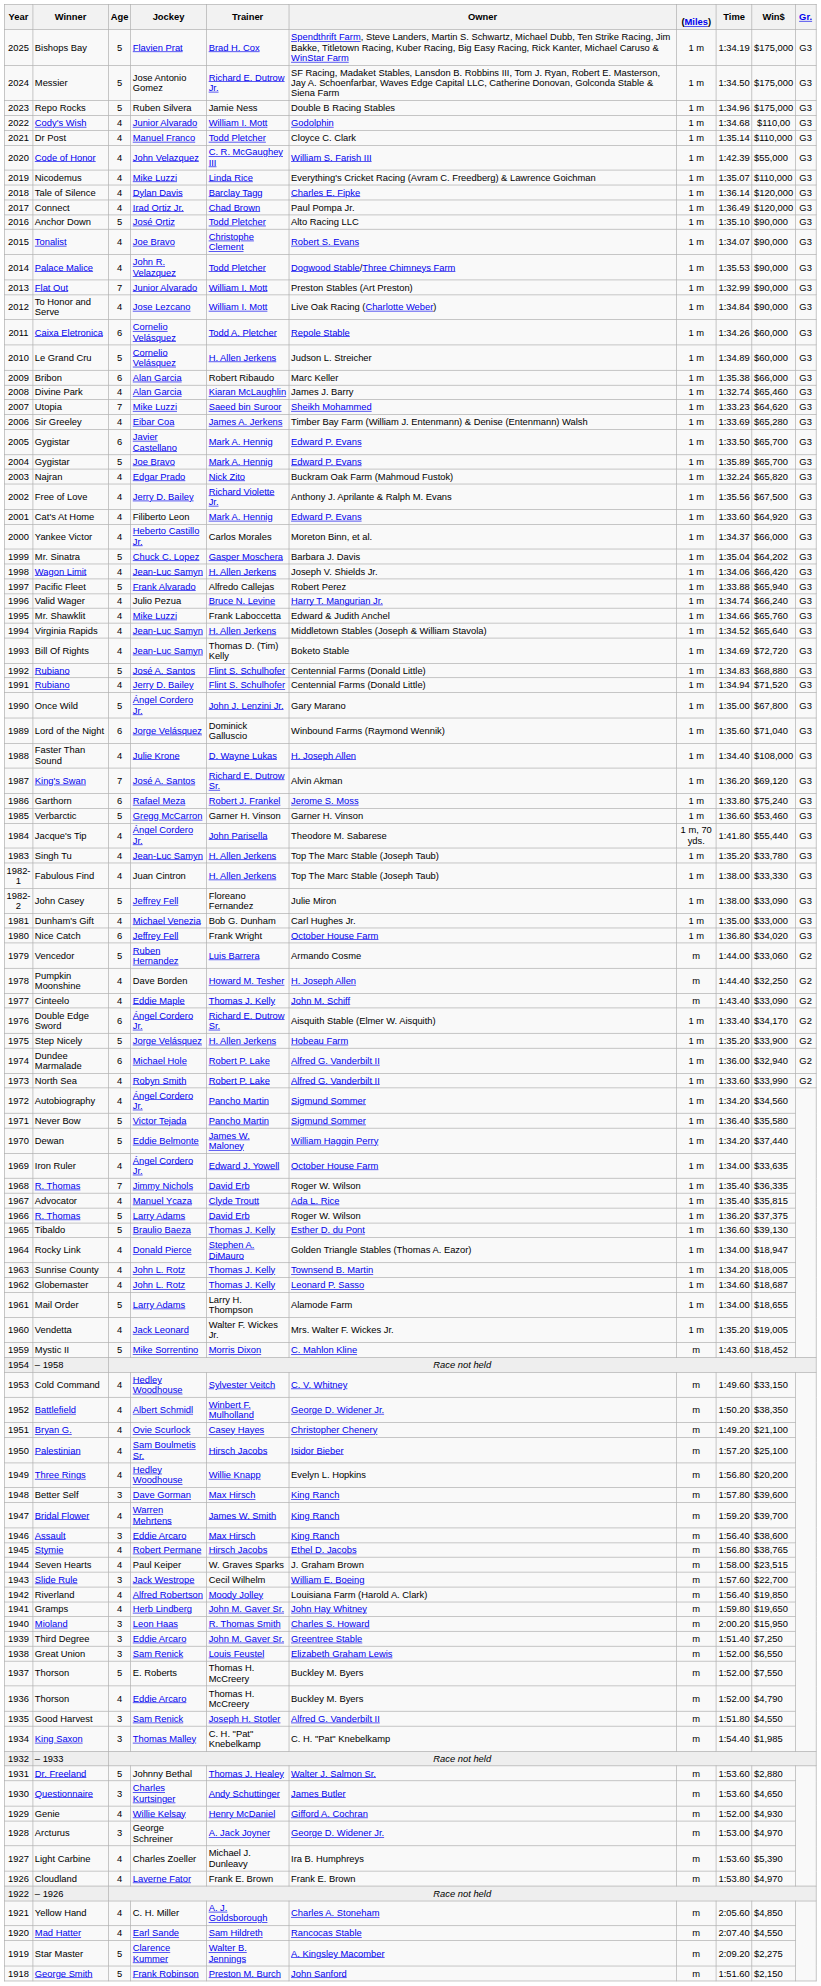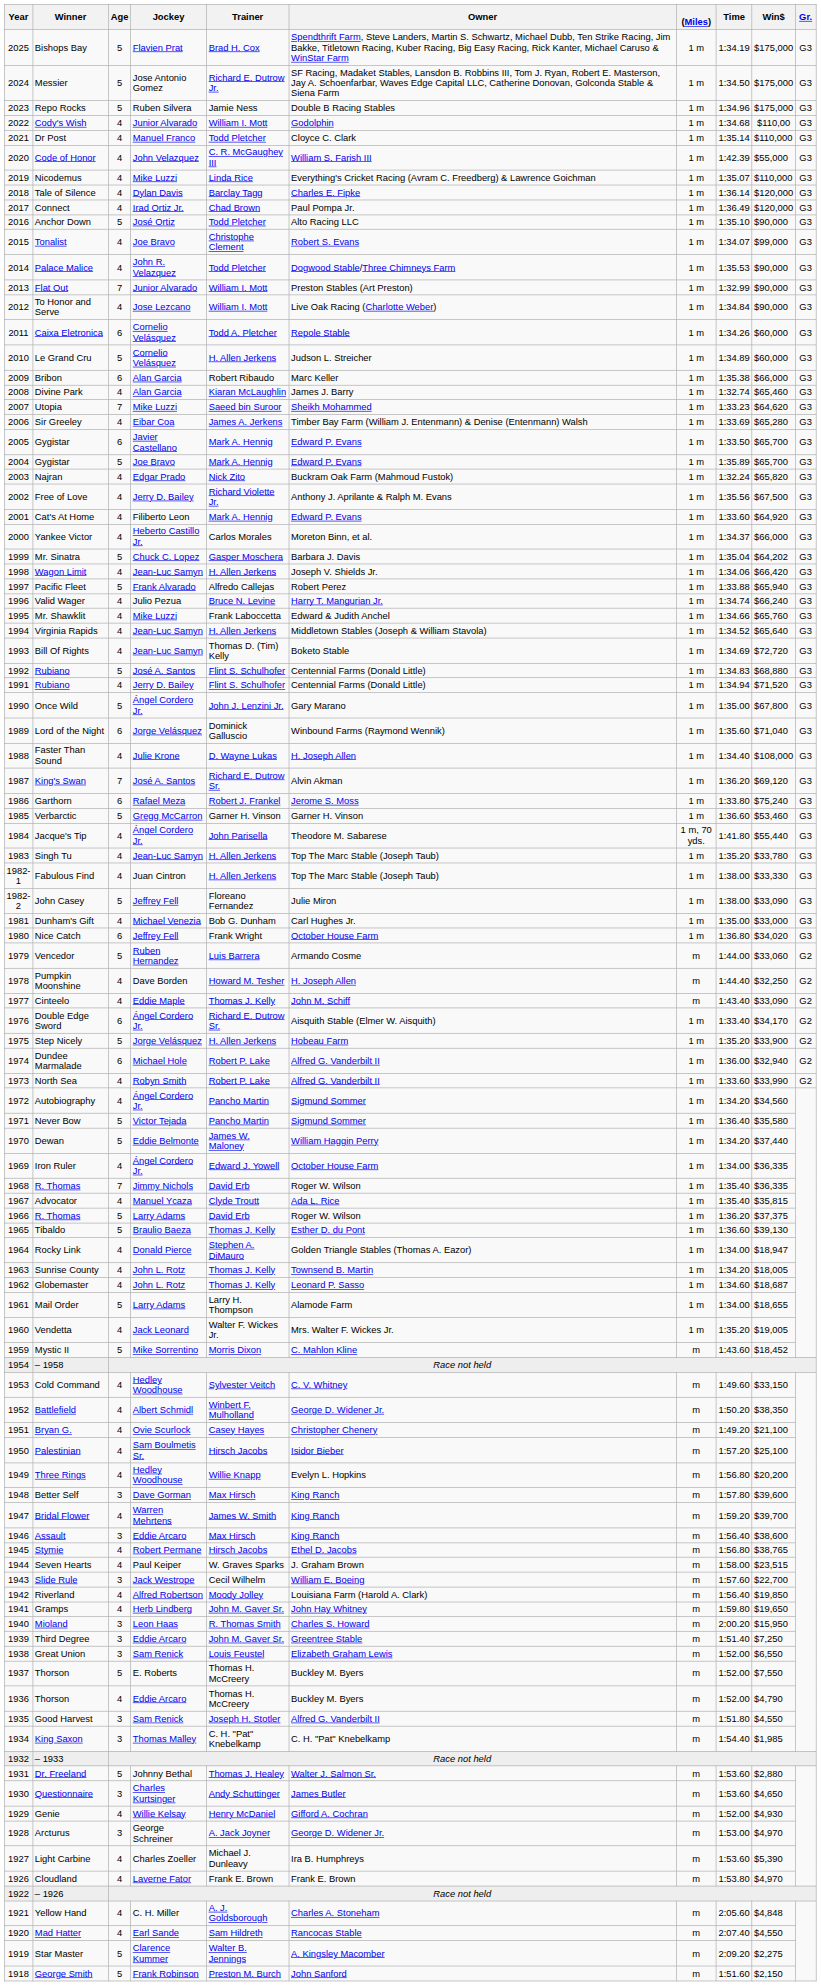(771, 242) $90,000 -> (771, 242) $99,000
(771, 1166) $33,635 -> (771, 1166) $36,335
(768, 1914) $4,850 -> (768, 1914) $4,848
